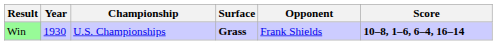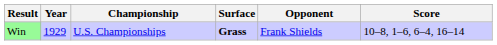(55, 31) 1930 -> (55, 31) 1929
(414, 31) bold -> (414, 31) normal
